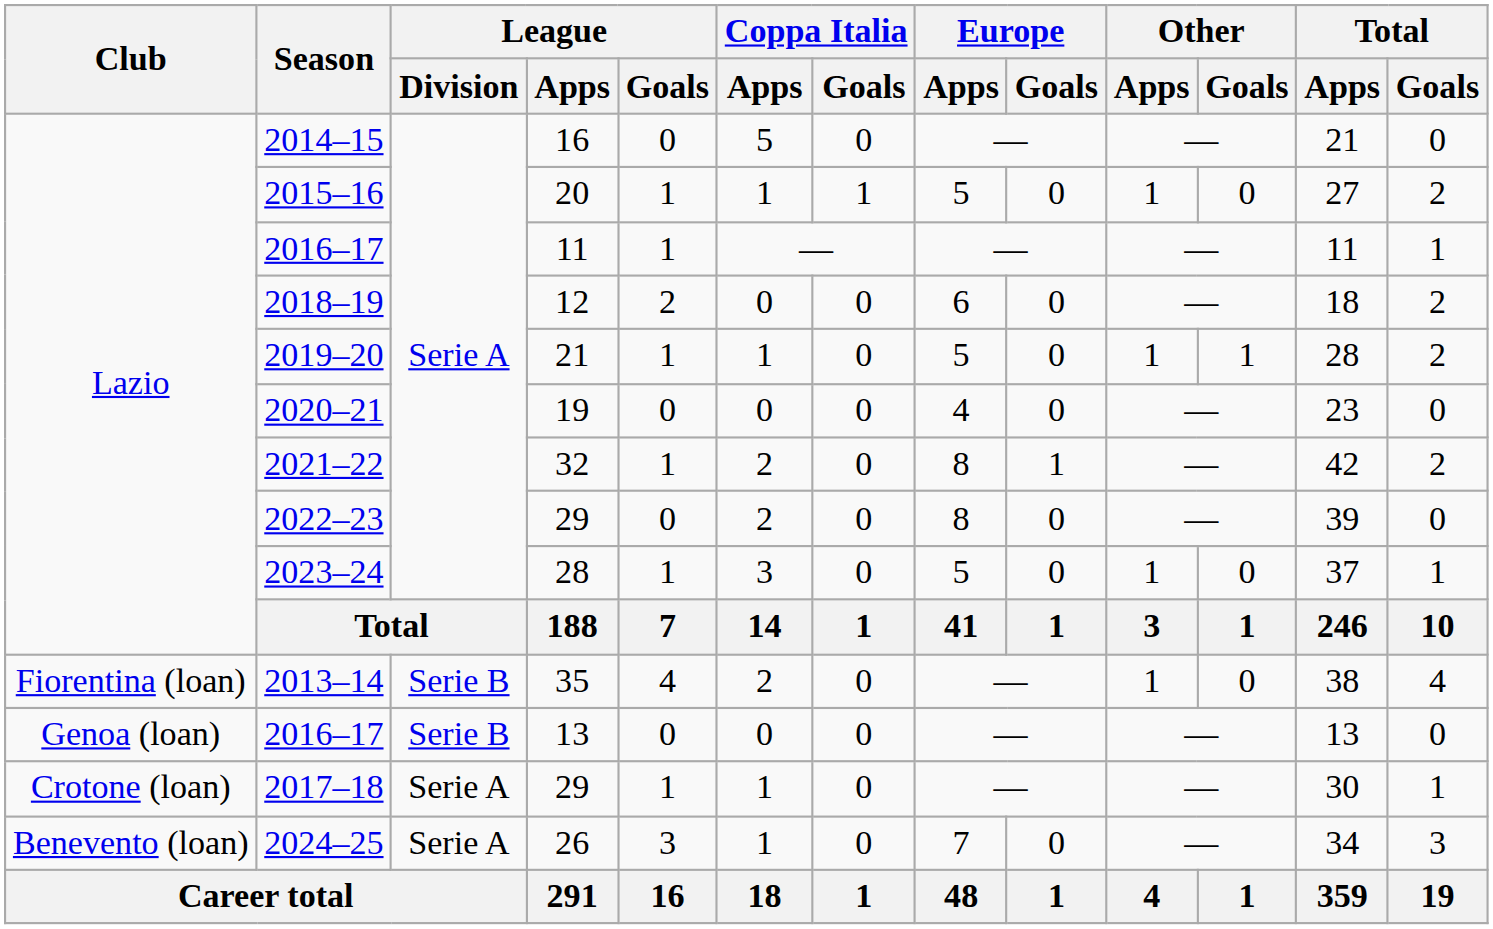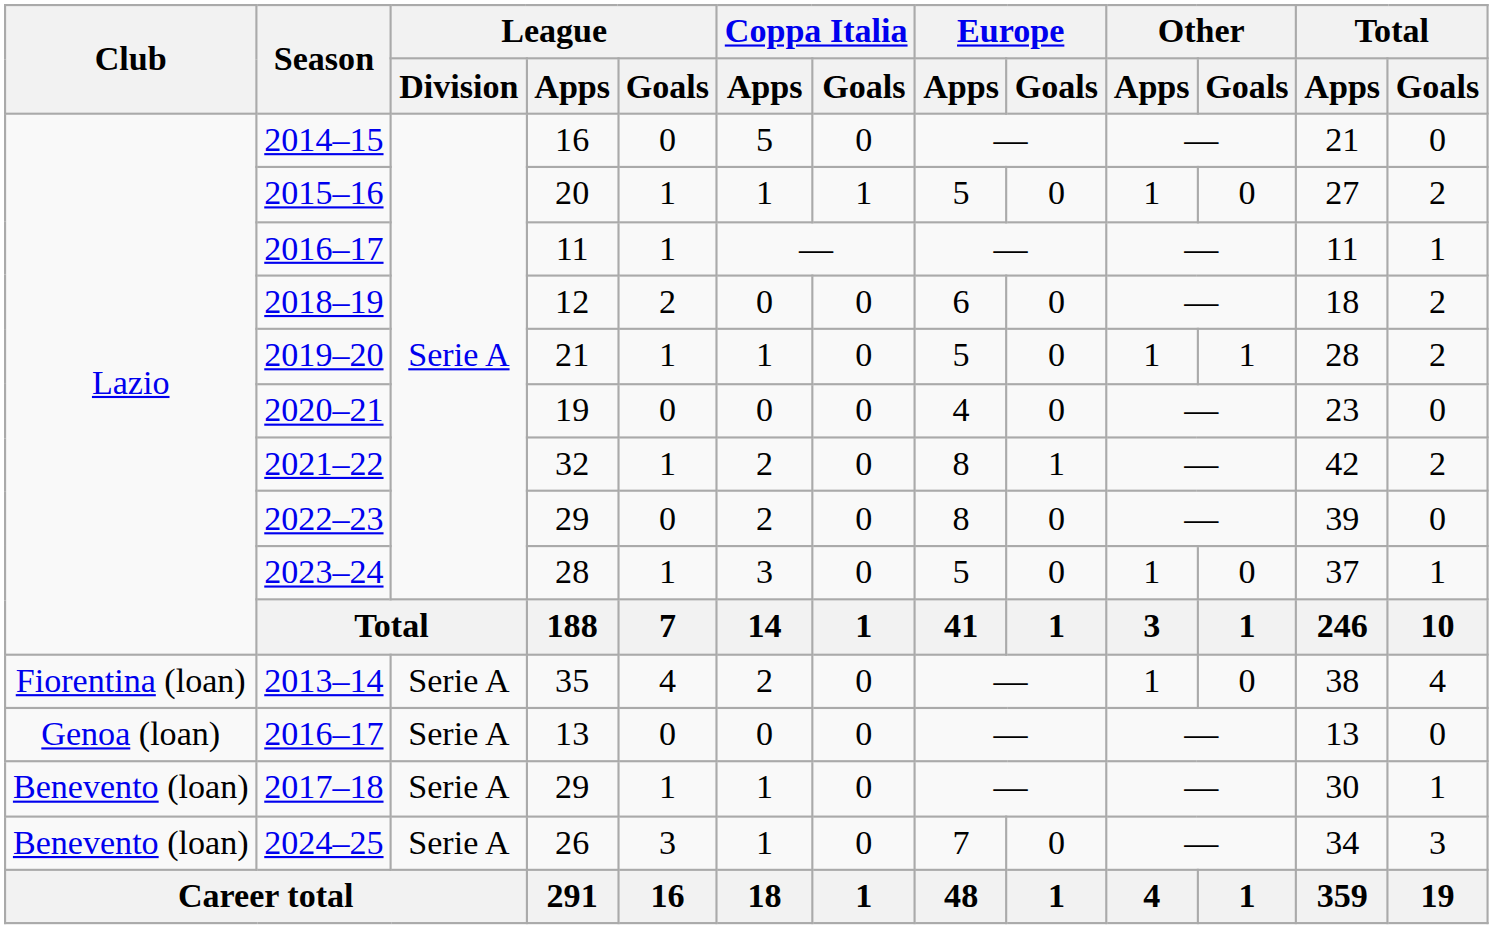(459, 680) Serie B -> (459, 680) Serie A
(459, 734) Serie B -> (459, 734) Serie A
(131, 788) Crotone (loan) -> (131, 788) Benevento (loan)
